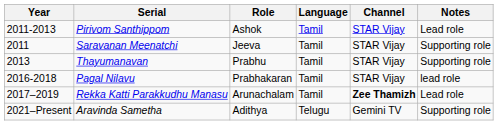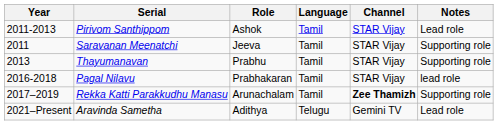(442, 95) Lead role -> (456, 95) Supporting role
(456, 111) Supporting role -> (442, 111) Lead role
